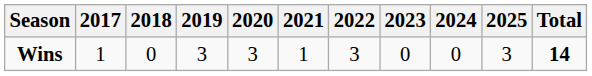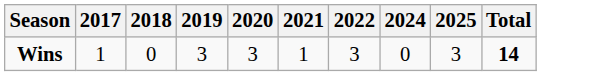- column: (405, 20)
